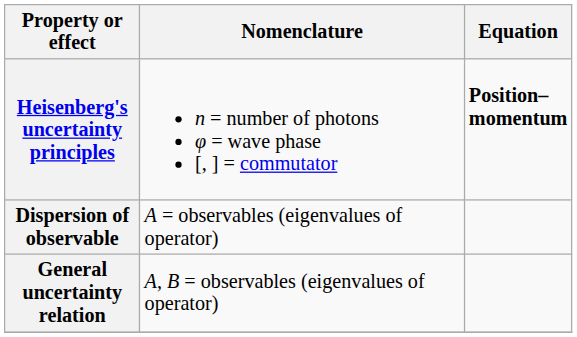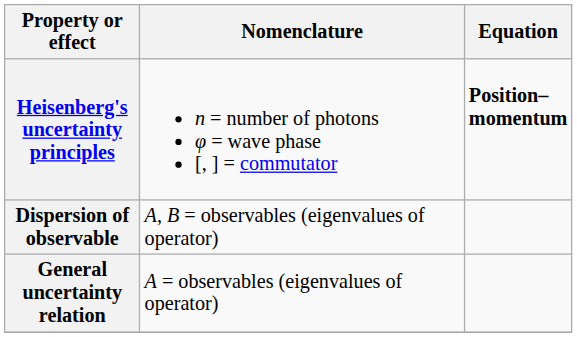(273, 226) A = observables (eigenvalues of operator) -> (285, 226) A, B = observables (eigenvalues of operator)
(285, 292) A, B = observables (eigenvalues of operator) -> (273, 292) A = observables (eigenvalues of operator)
